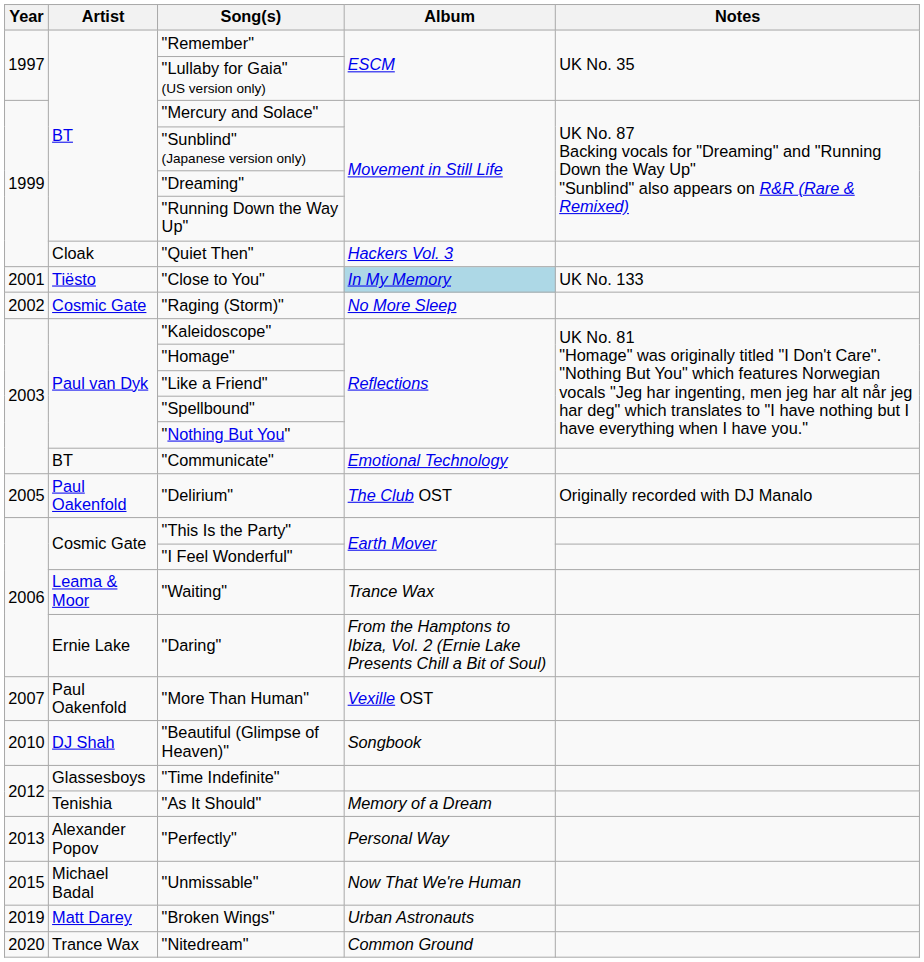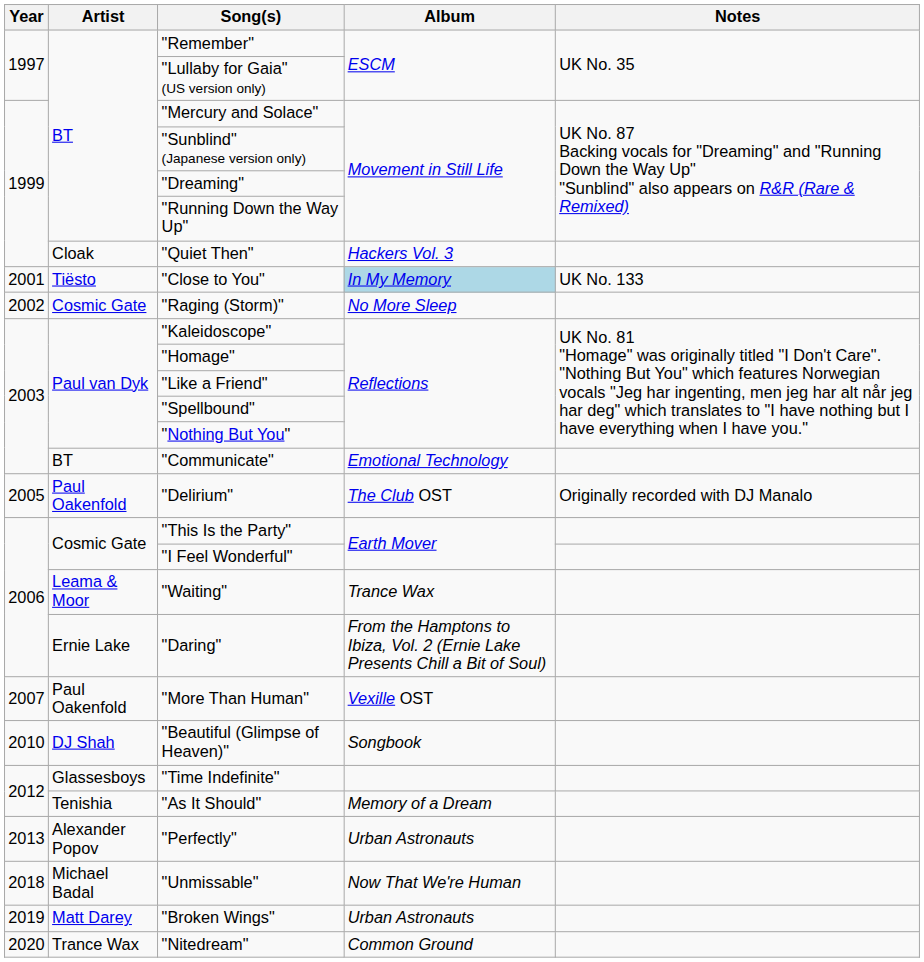(398, 838) Personal Way -> (411, 838) Urban Astronauts
(26, 883) 2015 -> (26, 883) 2018
